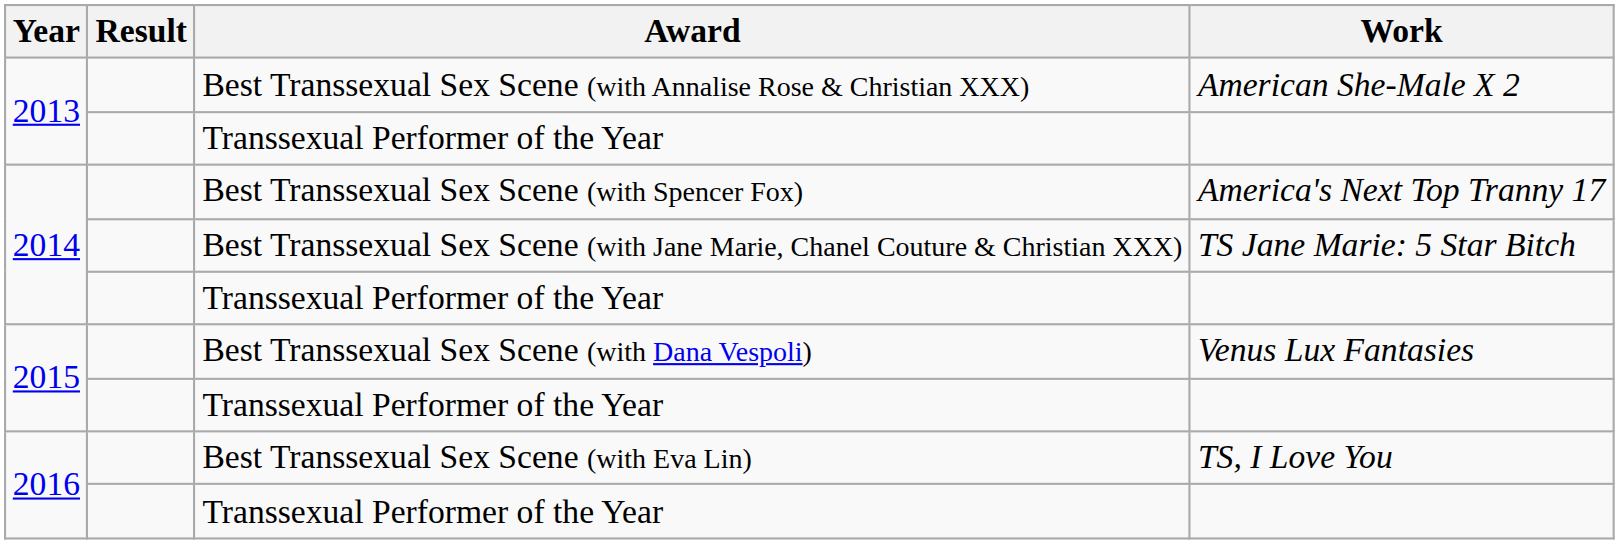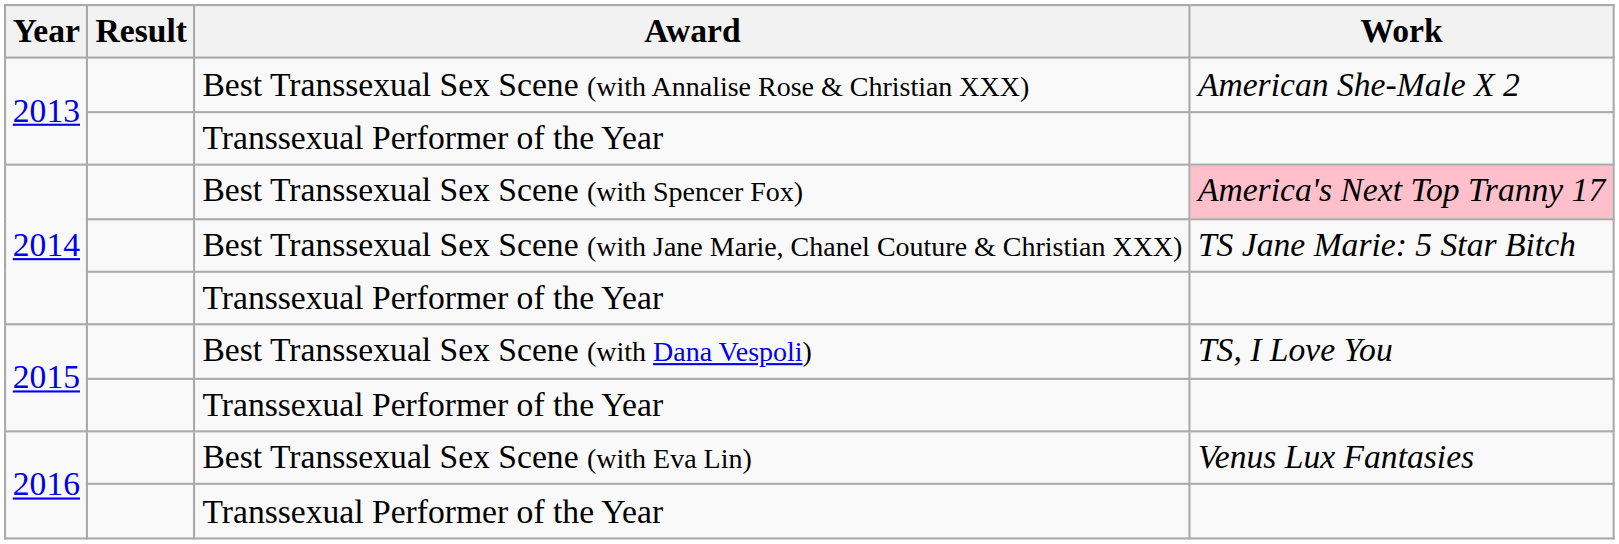(1402, 191) no background -> (1402, 191) pink background
(1336, 350) Venus Lux Fantasies -> (1295, 350) TS, I Love You
(1295, 457) TS, I Love You -> (1336, 457) Venus Lux Fantasies
